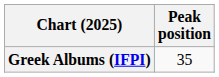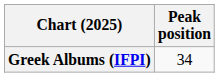(184, 59) 35 -> (184, 59) 34
